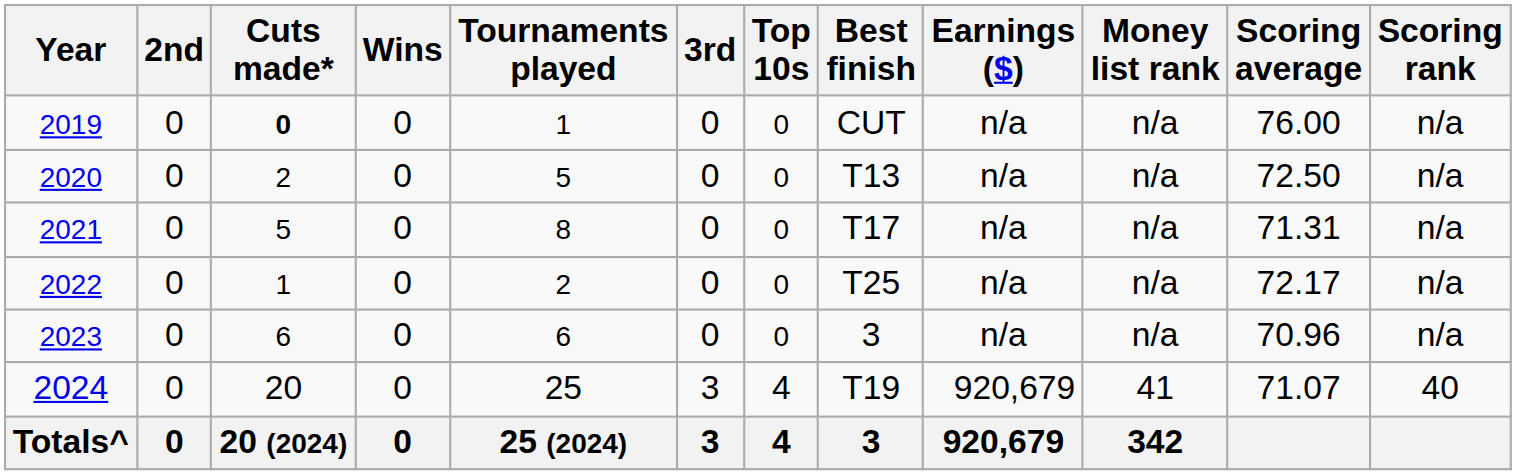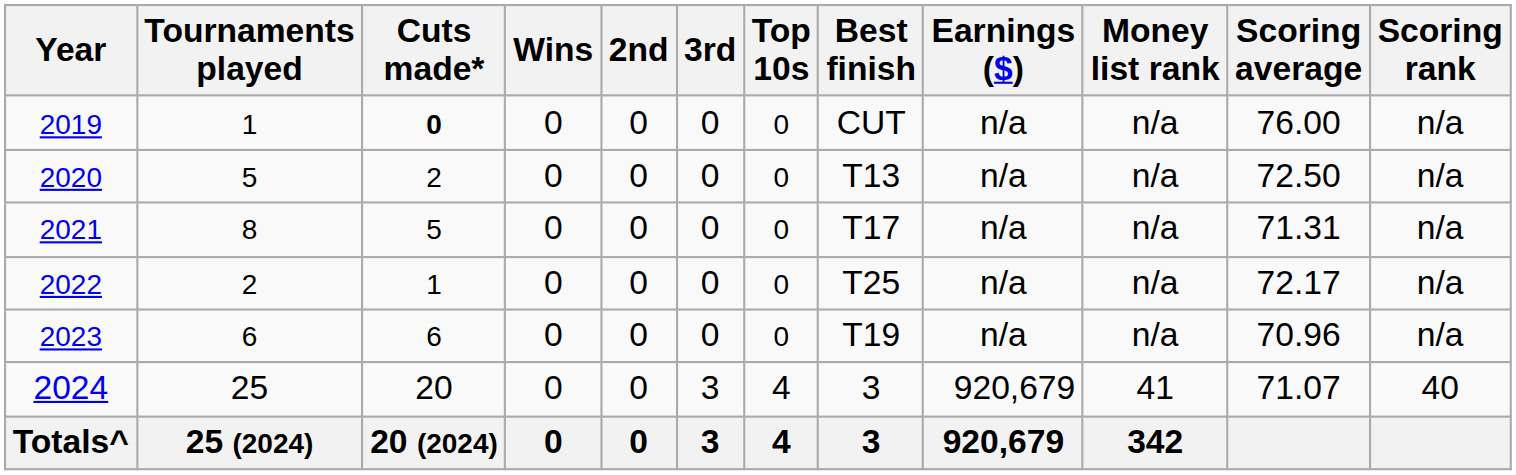columns swapped: (563, 50) <-> (174, 50)
(871, 335) 3 -> (871, 335) T19
(871, 388) T19 -> (871, 388) 3
